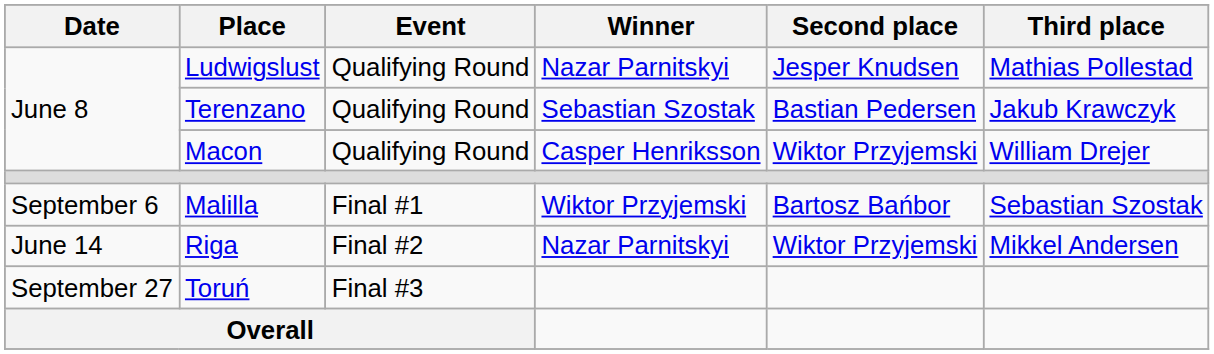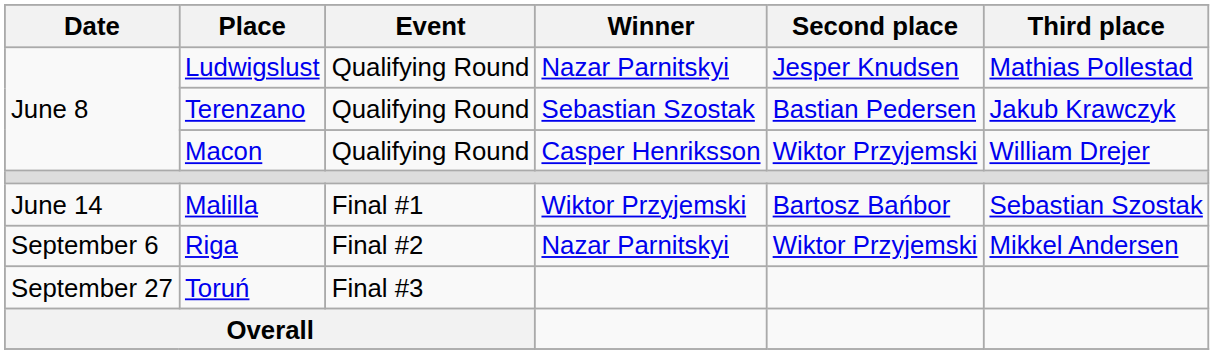(85, 204) September 6 -> (57, 204) June 14
(57, 246) June 14 -> (85, 246) September 6
